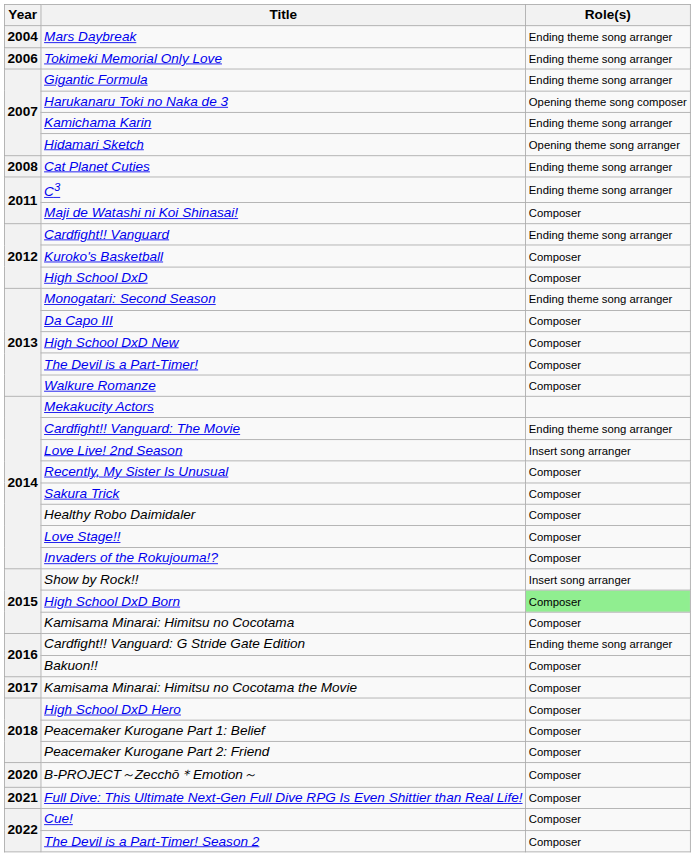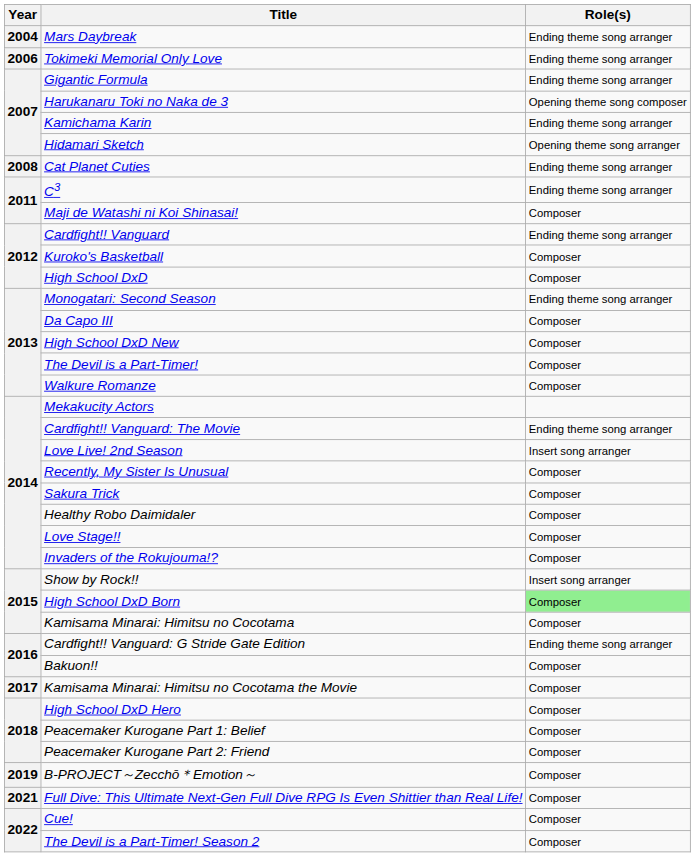(23, 775) 2020 -> (23, 775) 2019
